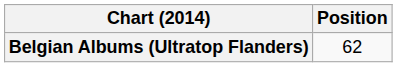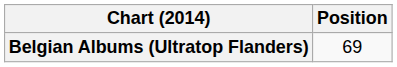(352, 47) 62 -> (352, 47) 69
